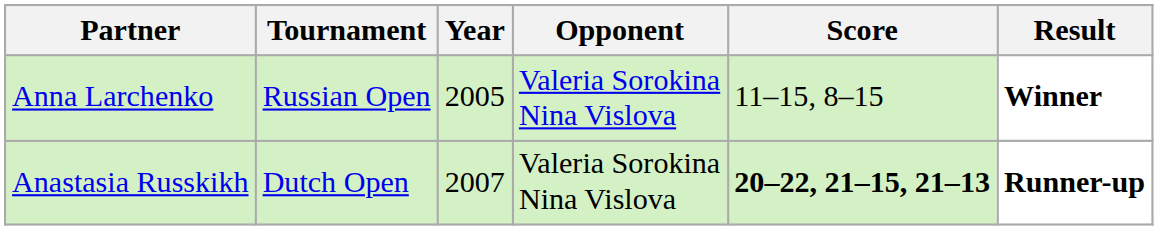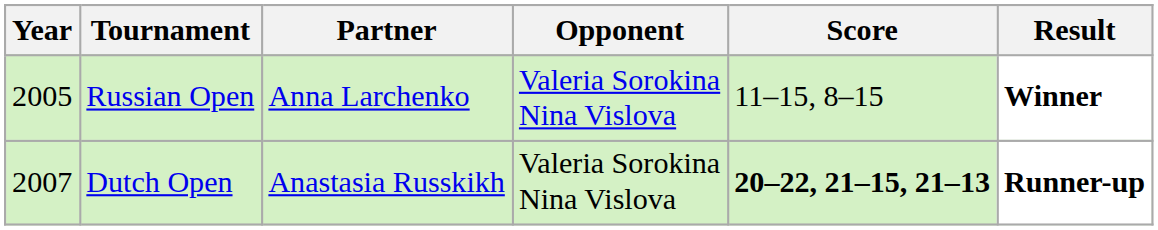columns swapped: (475, 29) <-> (130, 29)
